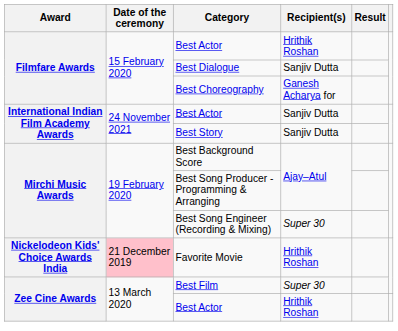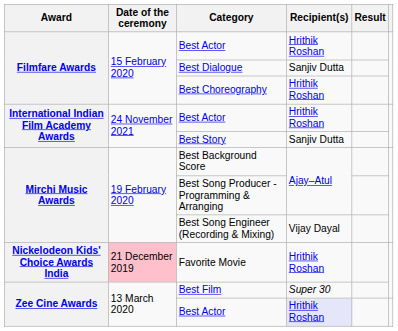(309, 90) Ganesh Acharya for -> (306, 90) Hrithik Roshan
(311, 113) Sanjiv Dutta -> (306, 117) Hrithik Roshan
(304, 224) Super 30 -> (314, 228) Vijay Dayal
(301, 307) no background -> (306, 312) lavender background
